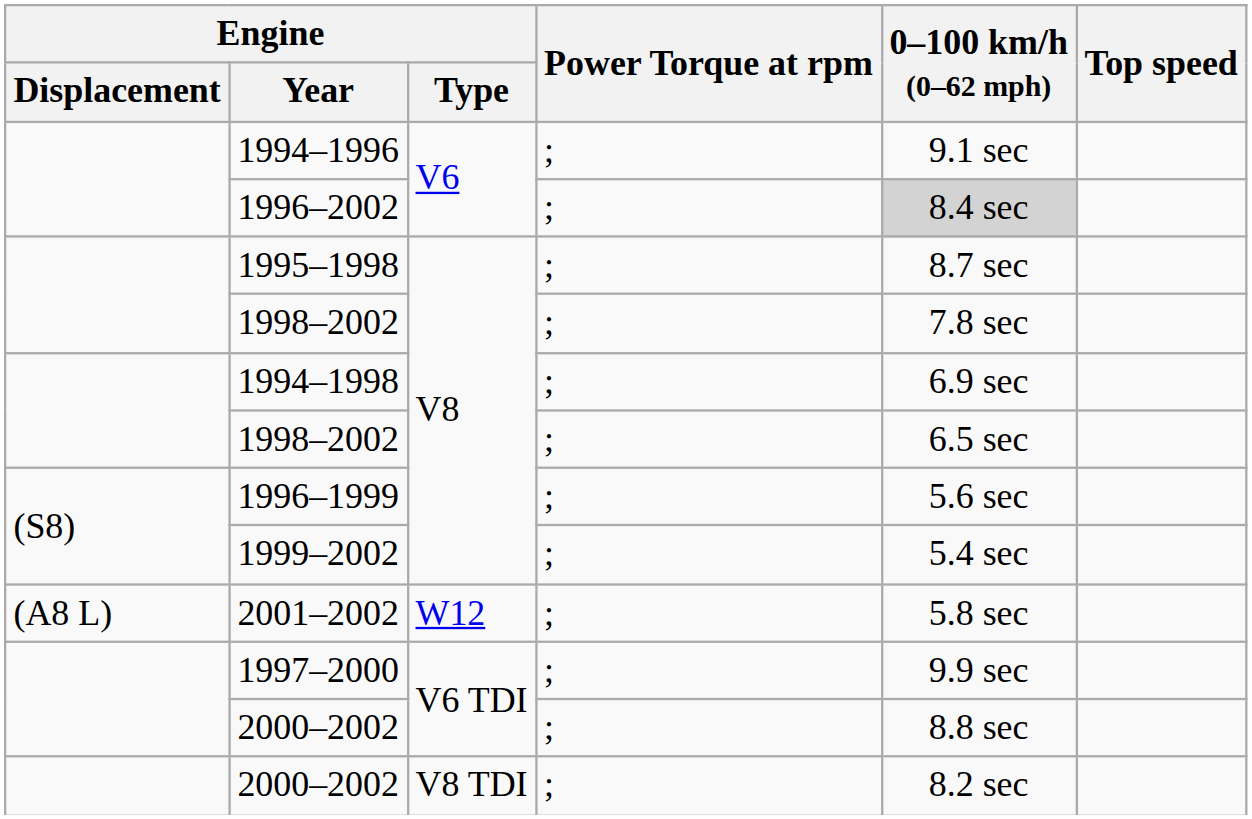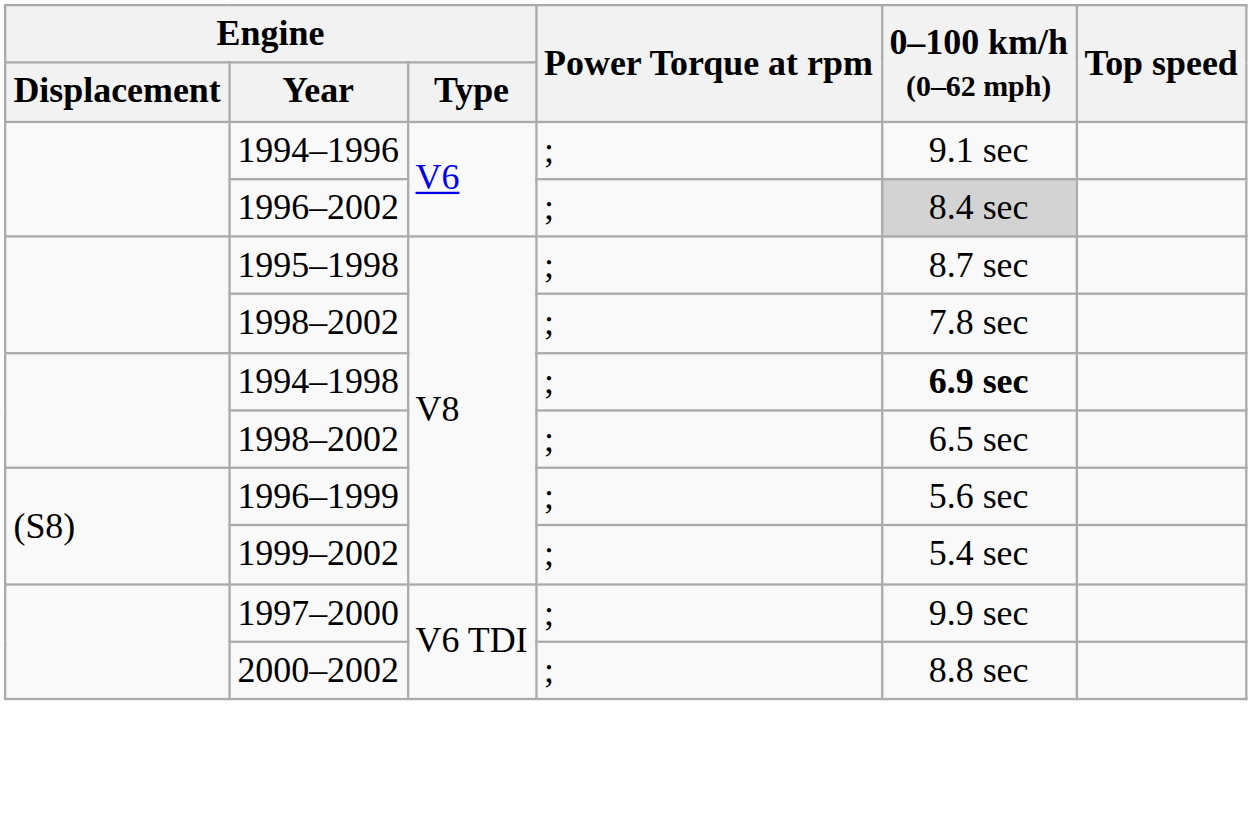(979, 380) normal -> (979, 380) bold
- row: (318, 611)
- row: (318, 784)
